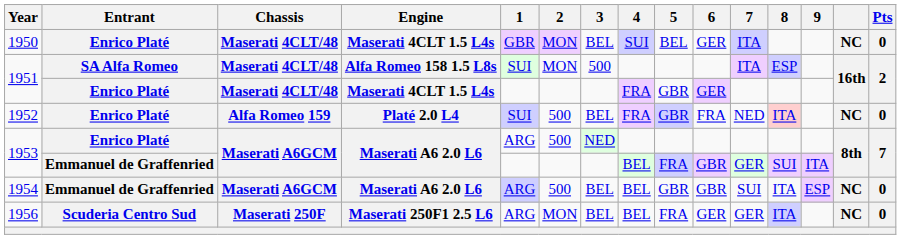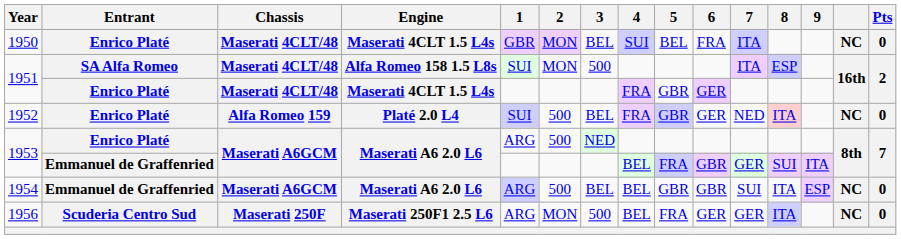(711, 41) GER -> (711, 41) FRA
(711, 116) FRA -> (711, 116) GER
(600, 214) BEL -> (600, 214) 500
